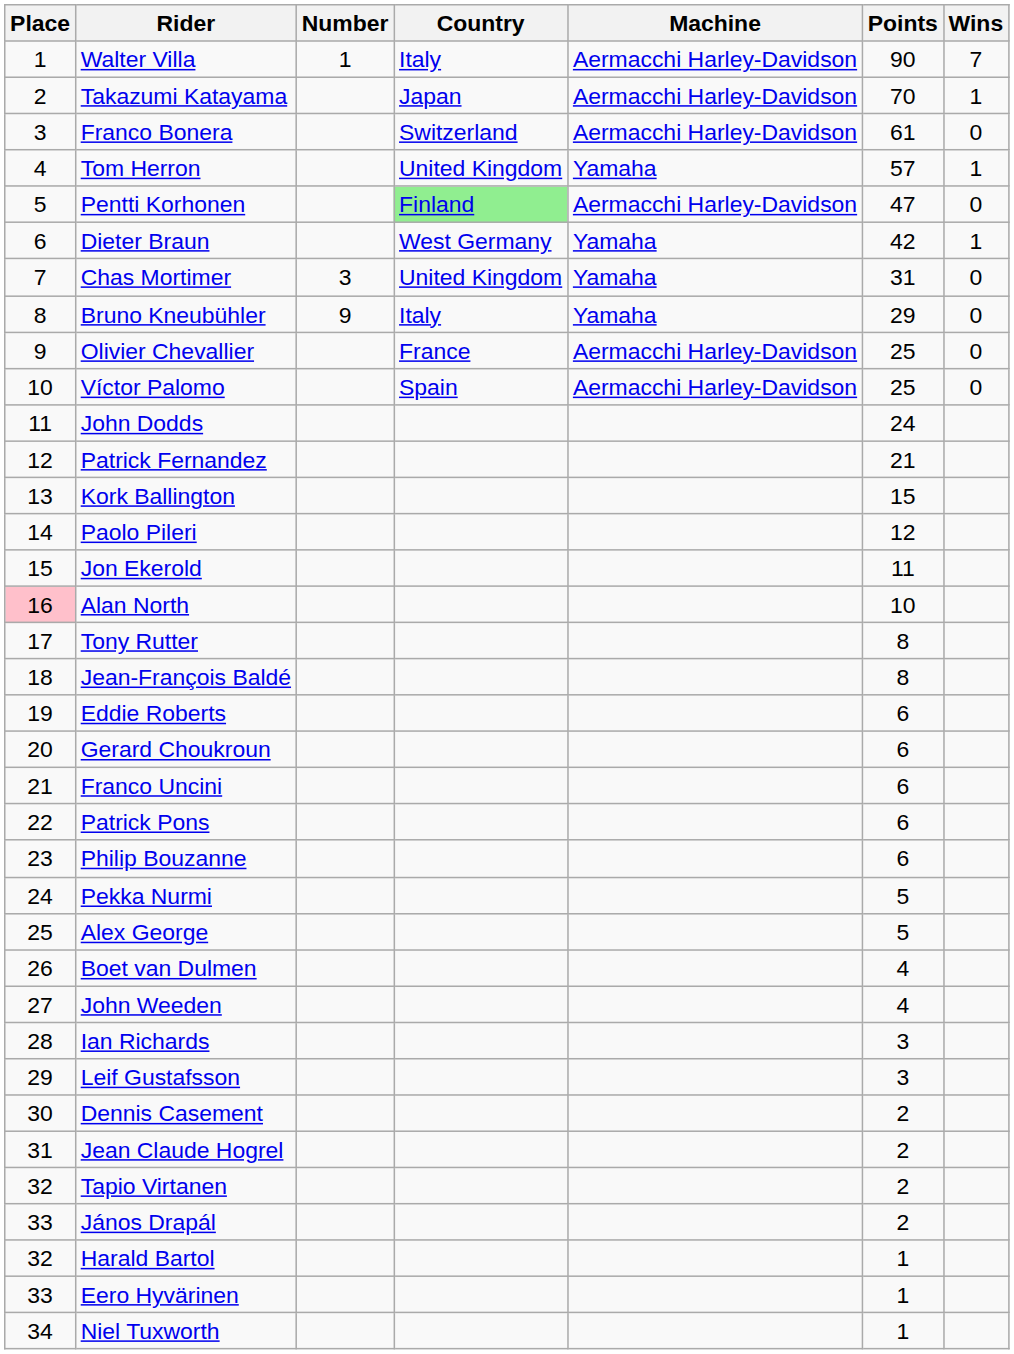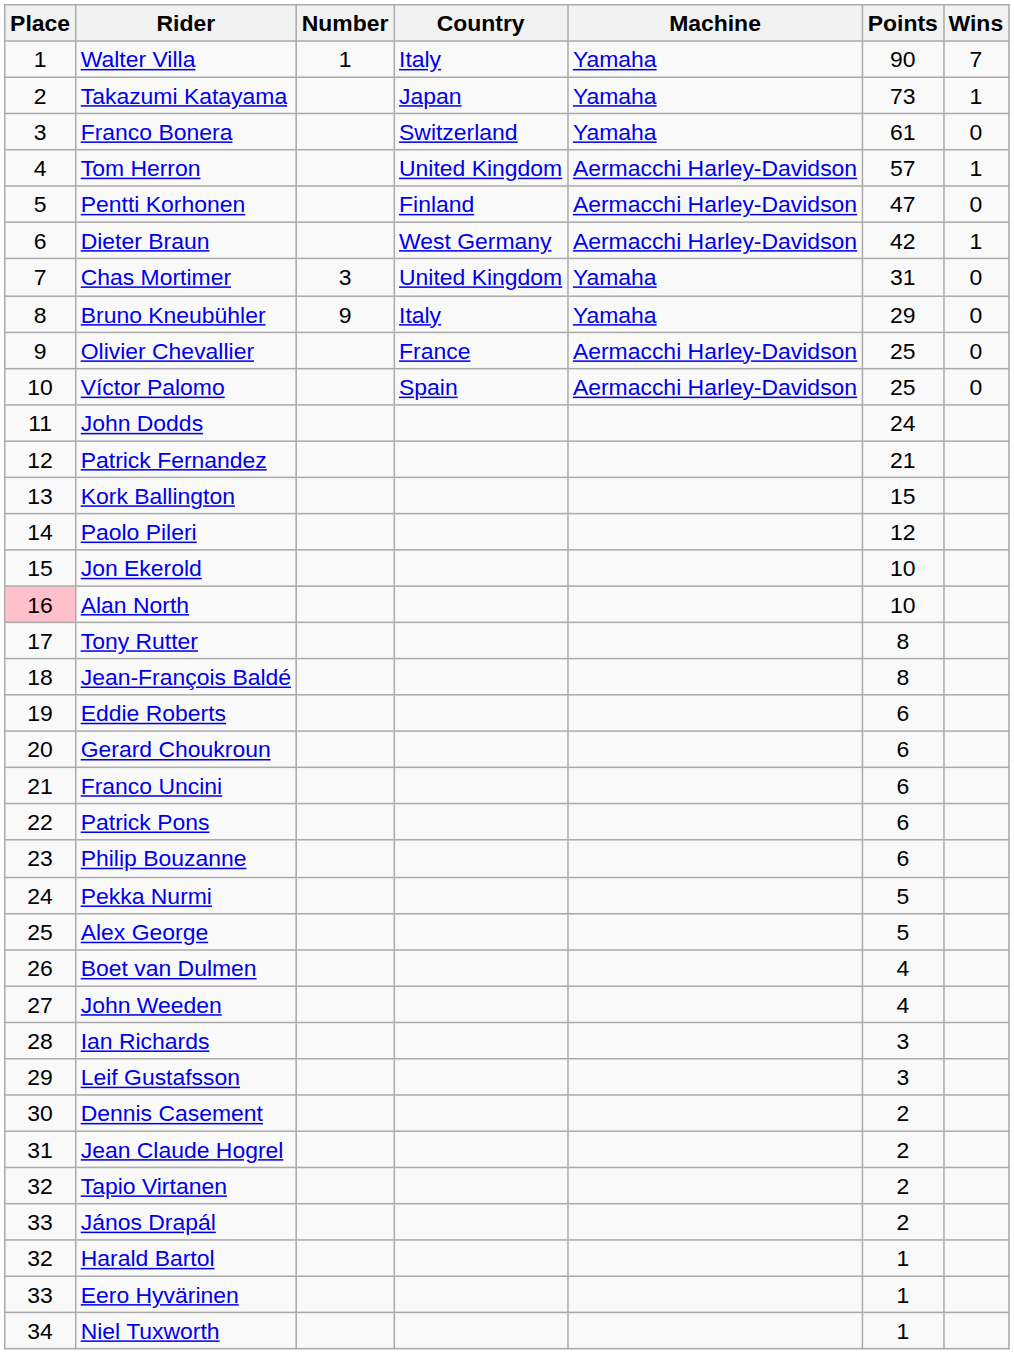(715, 59) Aermacchi Harley-Davidson -> (615, 59) Yamaha
(715, 96) Aermacchi Harley-Davidson -> (615, 96) Yamaha
(903, 96) 70 -> (903, 96) 73
(715, 132) Aermacchi Harley-Davidson -> (615, 132) Yamaha
(615, 168) Yamaha -> (715, 168) Aermacchi Harley-Davidson
(437, 205) lightgreen background -> (437, 205) no background
(615, 241) Yamaha -> (715, 241) Aermacchi Harley-Davidson
(903, 568) 11 -> (903, 568) 10
